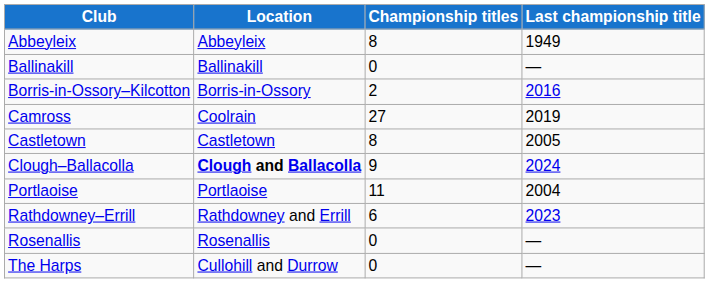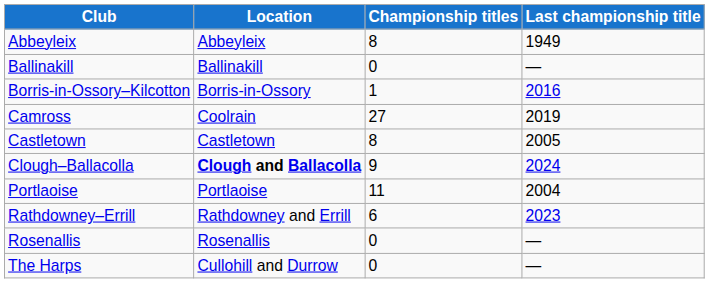(373, 91) 2 -> (373, 91) 1
